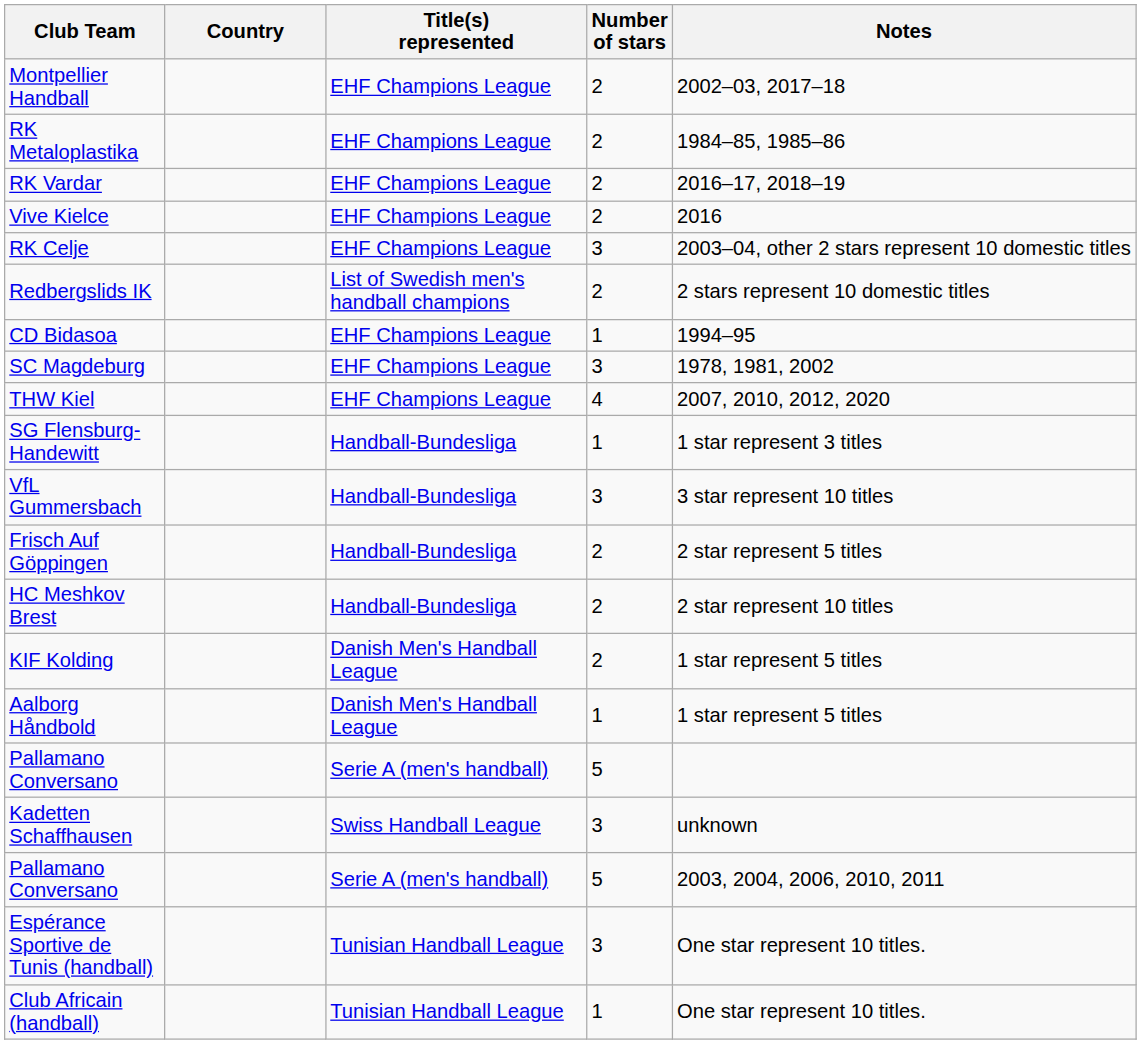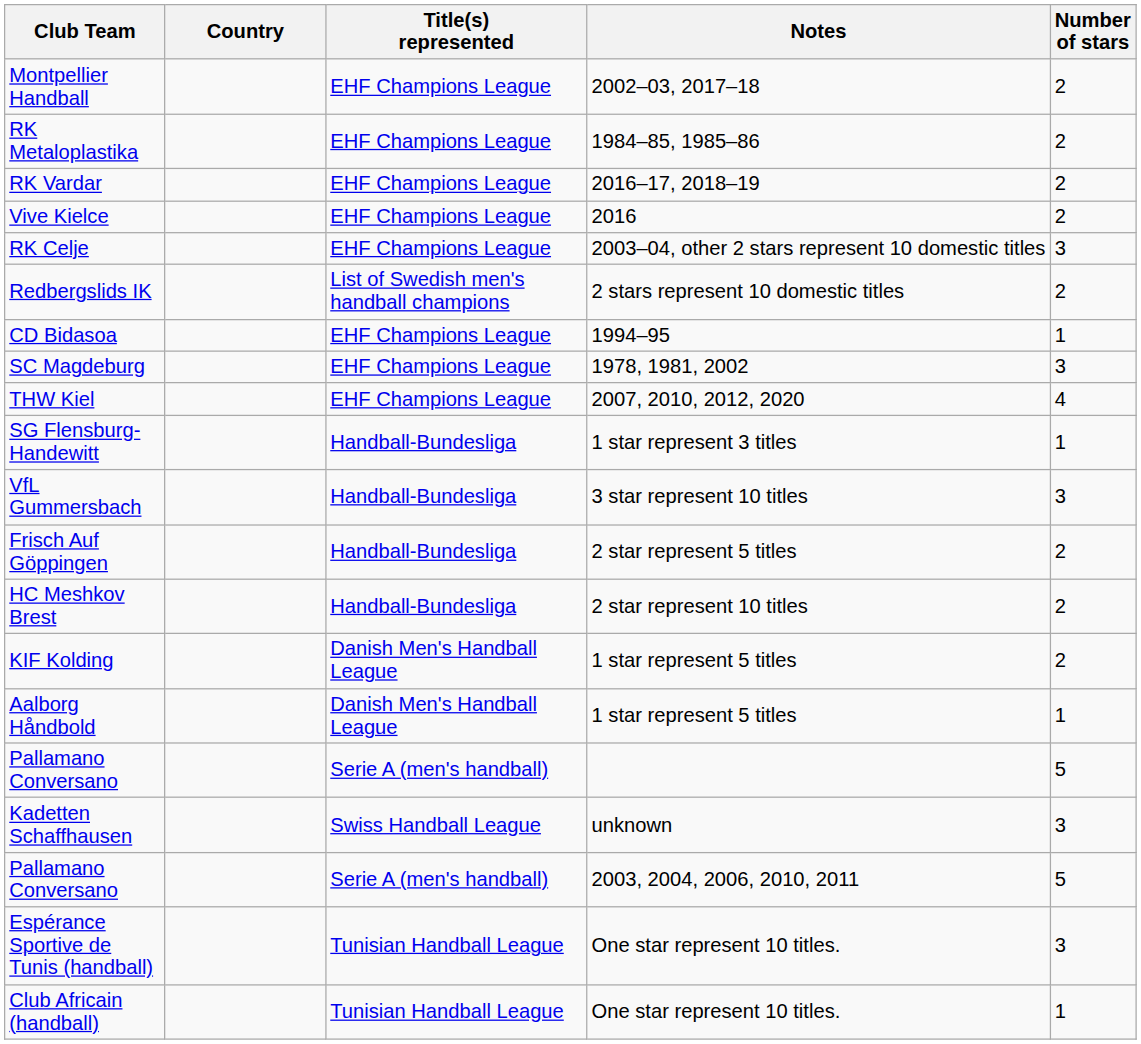columns swapped: (630, 31) <-> (904, 31)
